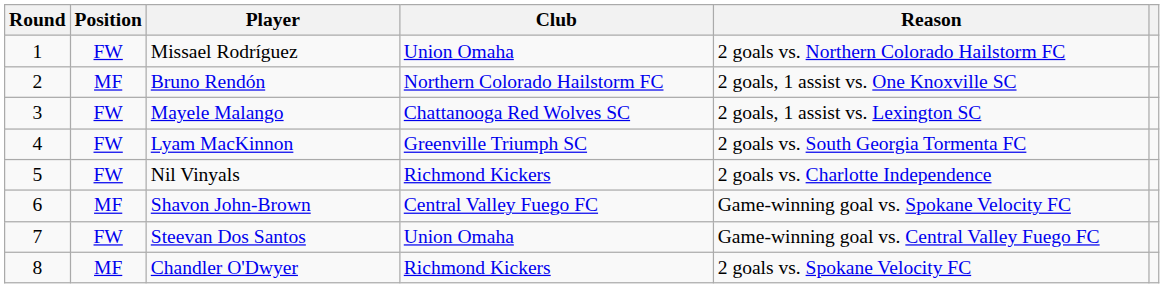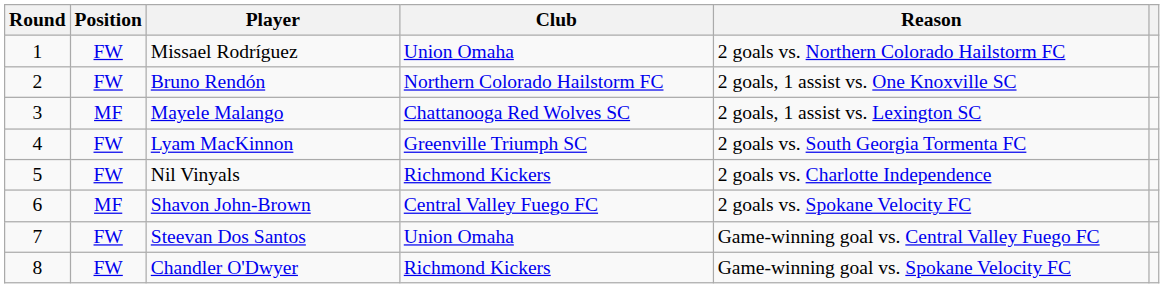(108, 81) MF -> (108, 81) FW
(108, 112) FW -> (108, 112) MF
(894, 205) Game-winning goal vs. Spokane Velocity FC -> (844, 205) 2 goals vs. Spokane Velocity FC
(108, 267) MF -> (108, 267) FW
(844, 267) 2 goals vs. Spokane Velocity FC -> (894, 267) Game-winning goal vs. Spokane Velocity FC
